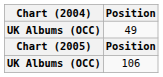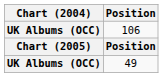rows swapped: (131, 30) <-> (131, 64)
